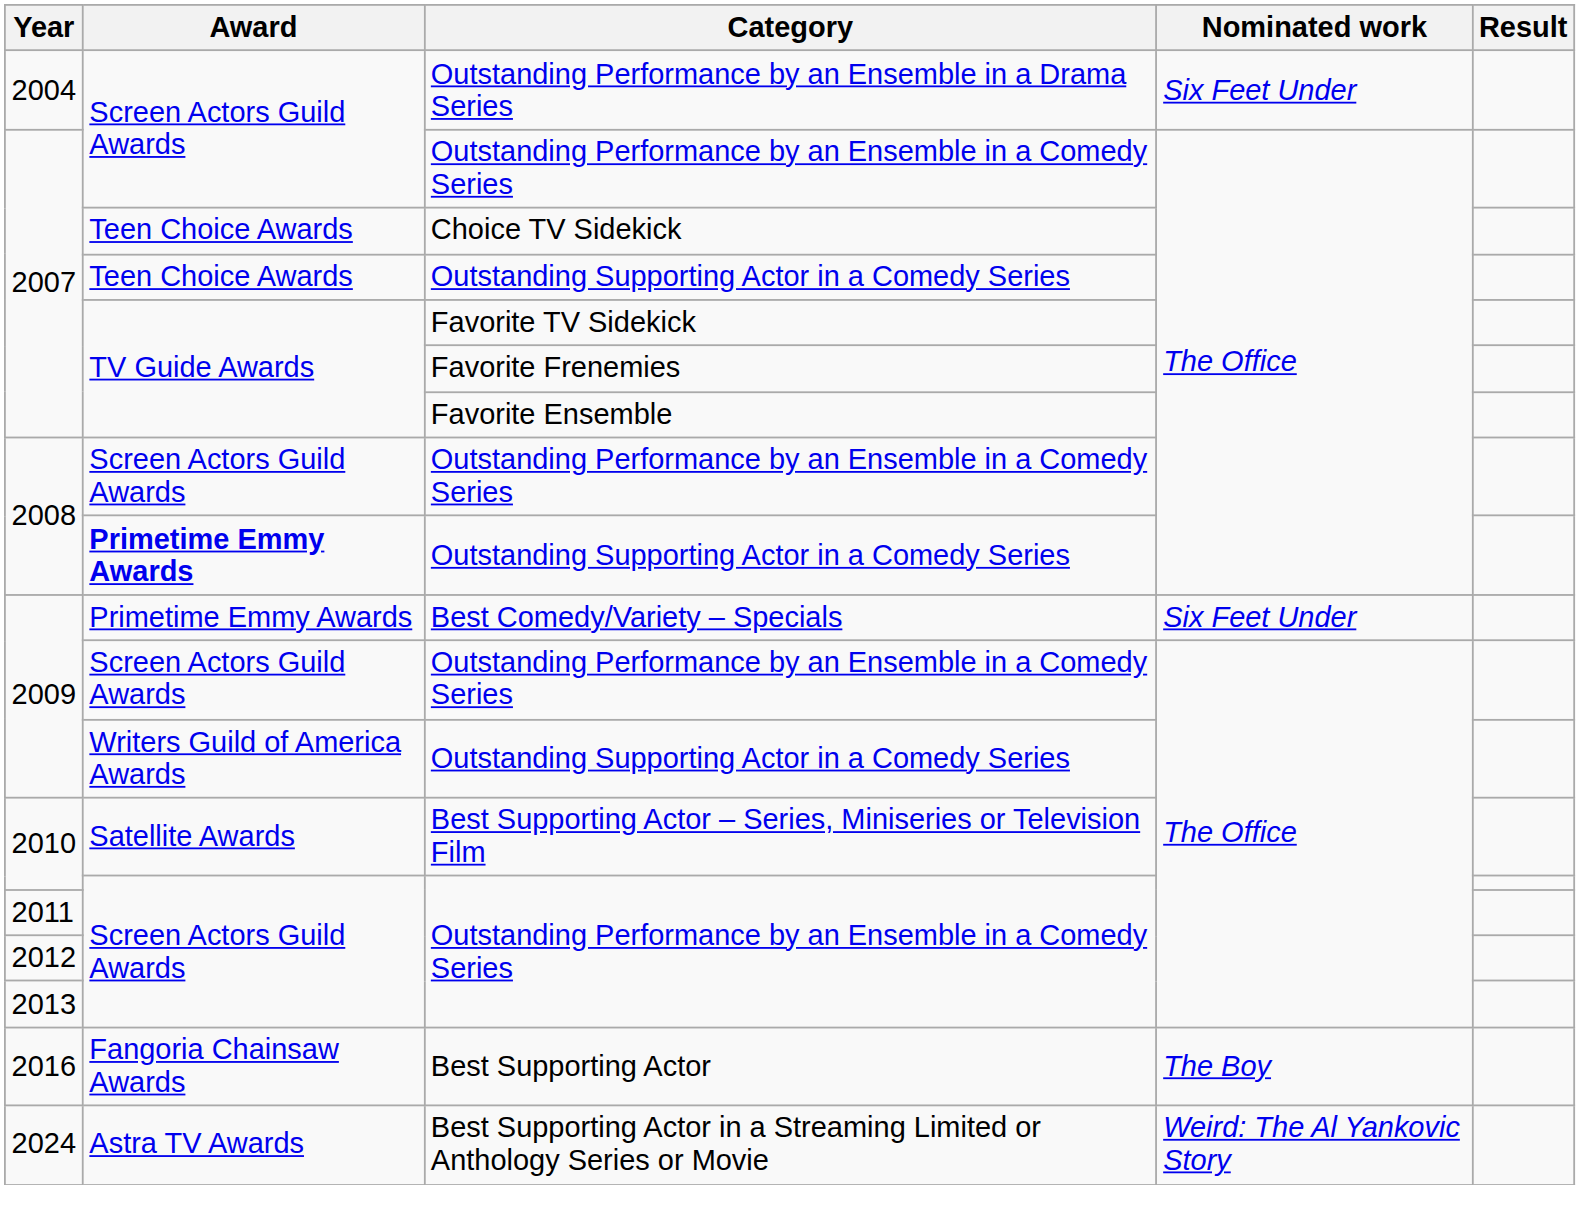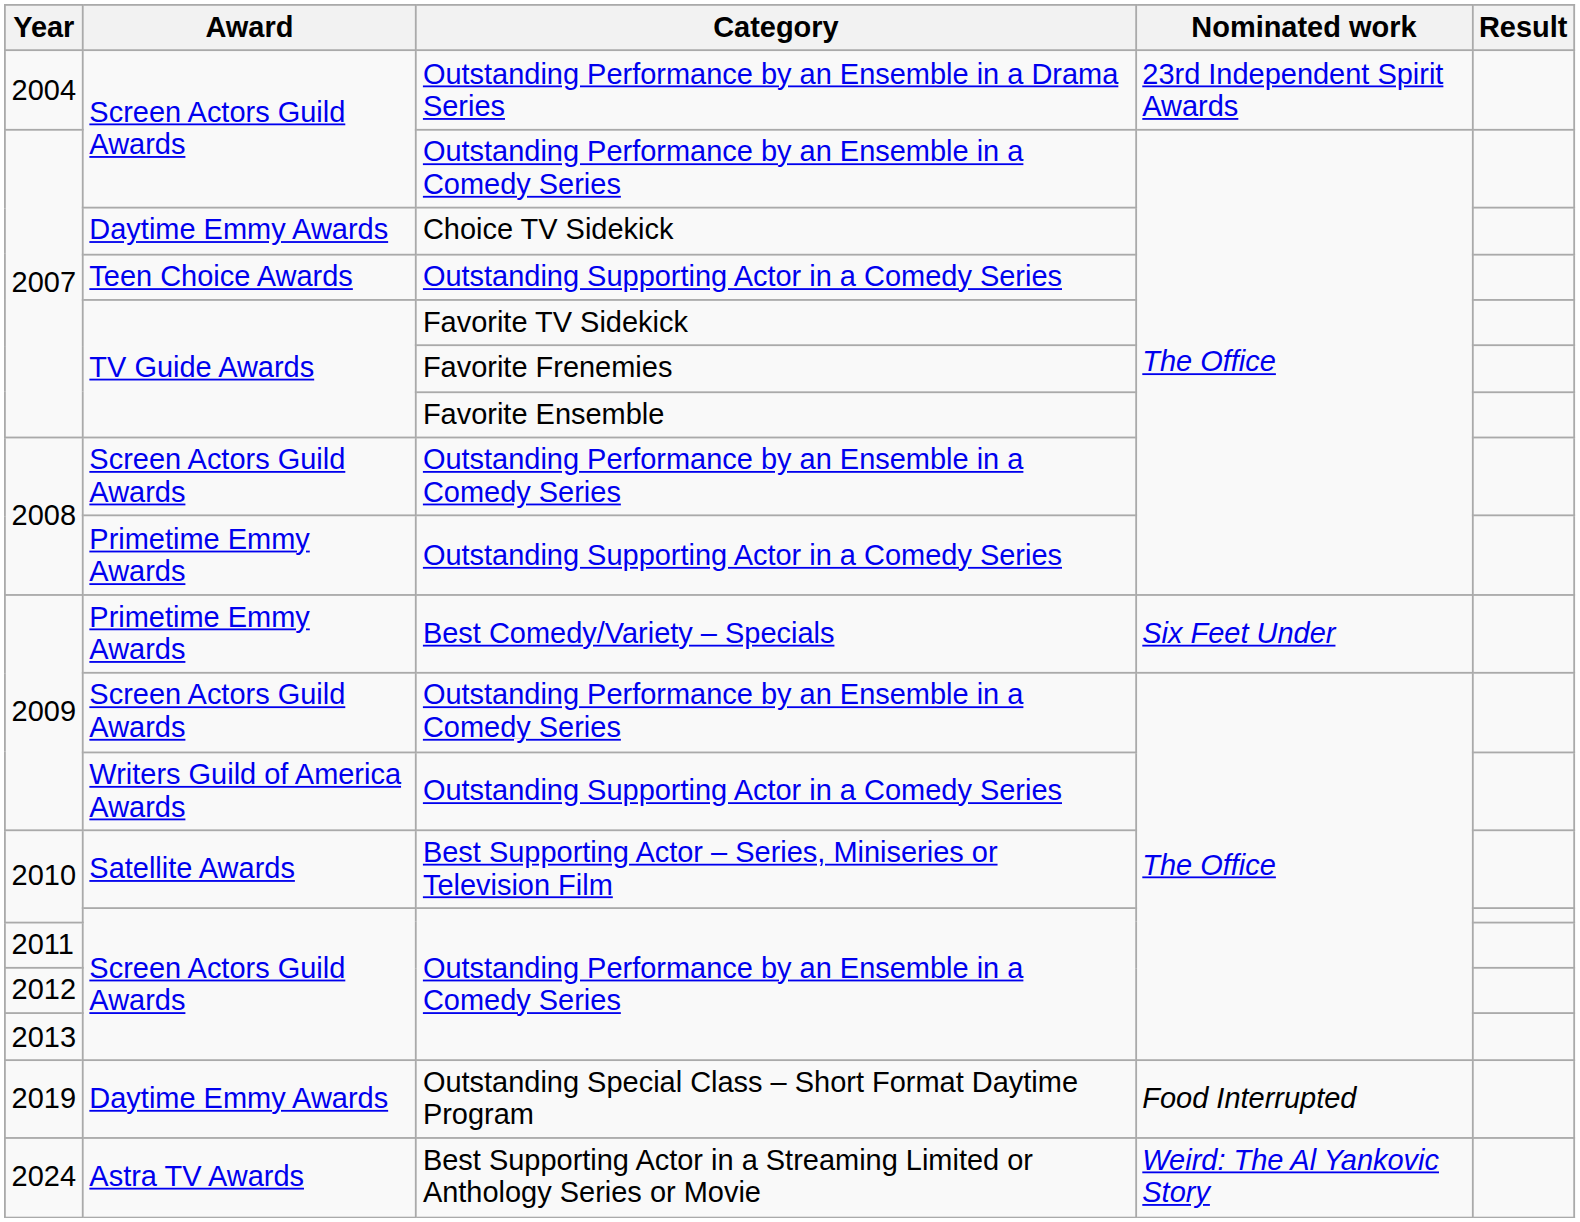(1260, 89) Six Feet Under -> (1293, 89) 23rd Independent Spirit Awards
(221, 230) Teen Choice Awards -> (239, 230) Daytime Emmy Awards
(207, 554) bold -> (200, 554) normal
- row: (44, 1065)
+ row: (44, 1098)
